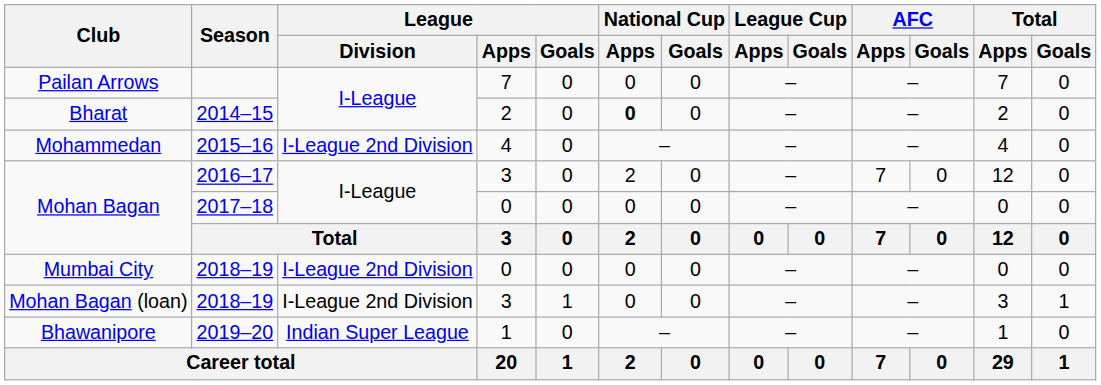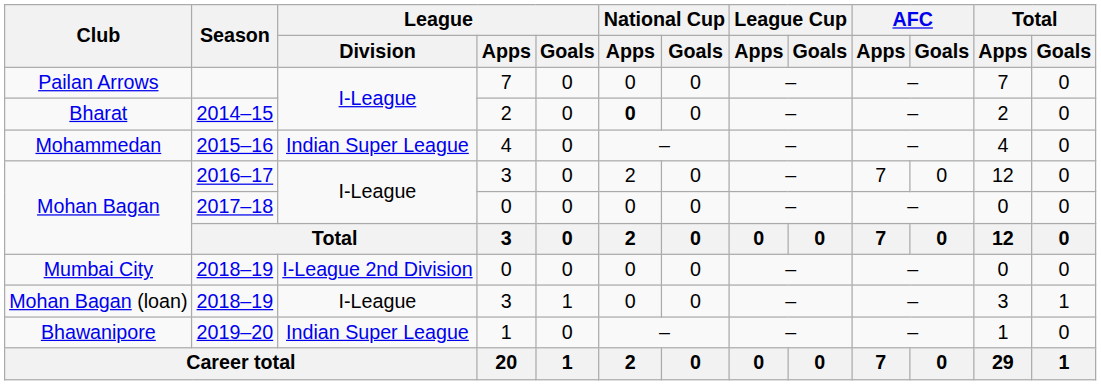(377, 144) I-League 2nd Division -> (377, 144) Indian Super League
(377, 301) I-League 2nd Division -> (377, 301) I-League
